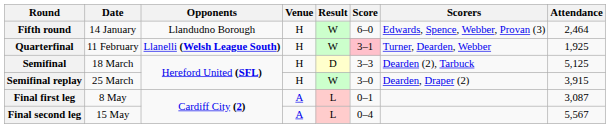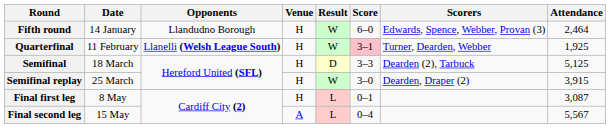(299, 98) A -> (299, 98) H
